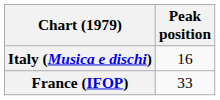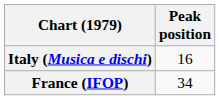(185, 82) 33 -> (185, 82) 34
